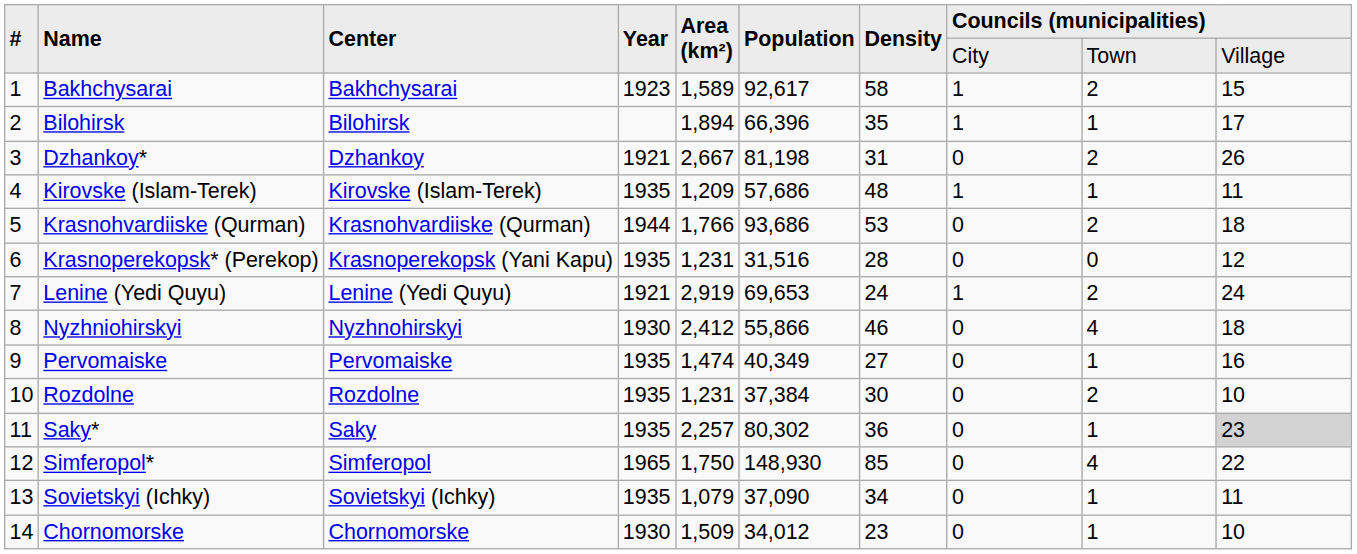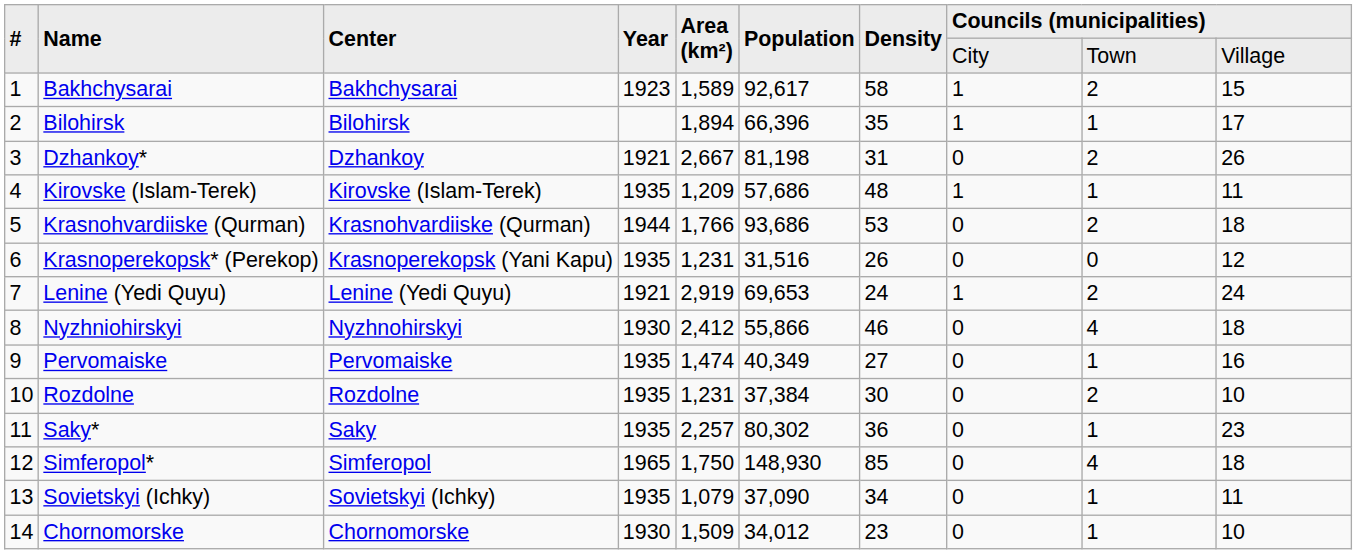(877, 259) 28 -> (877, 259) 26
(1233, 429) lightgrey background -> (1233, 429) no background
(1233, 463) 22 -> (1233, 463) 18
